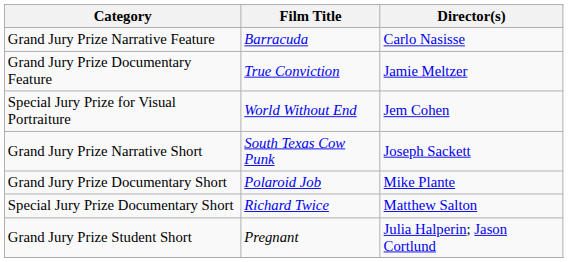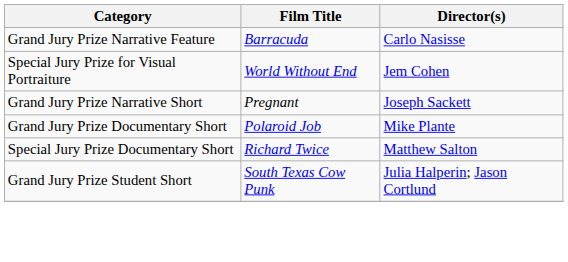- row: (100, 71)
(295, 150) South Texas Cow Punk -> (271, 102) Pregnant
(271, 237) Pregnant -> (295, 181) South Texas Cow Punk
